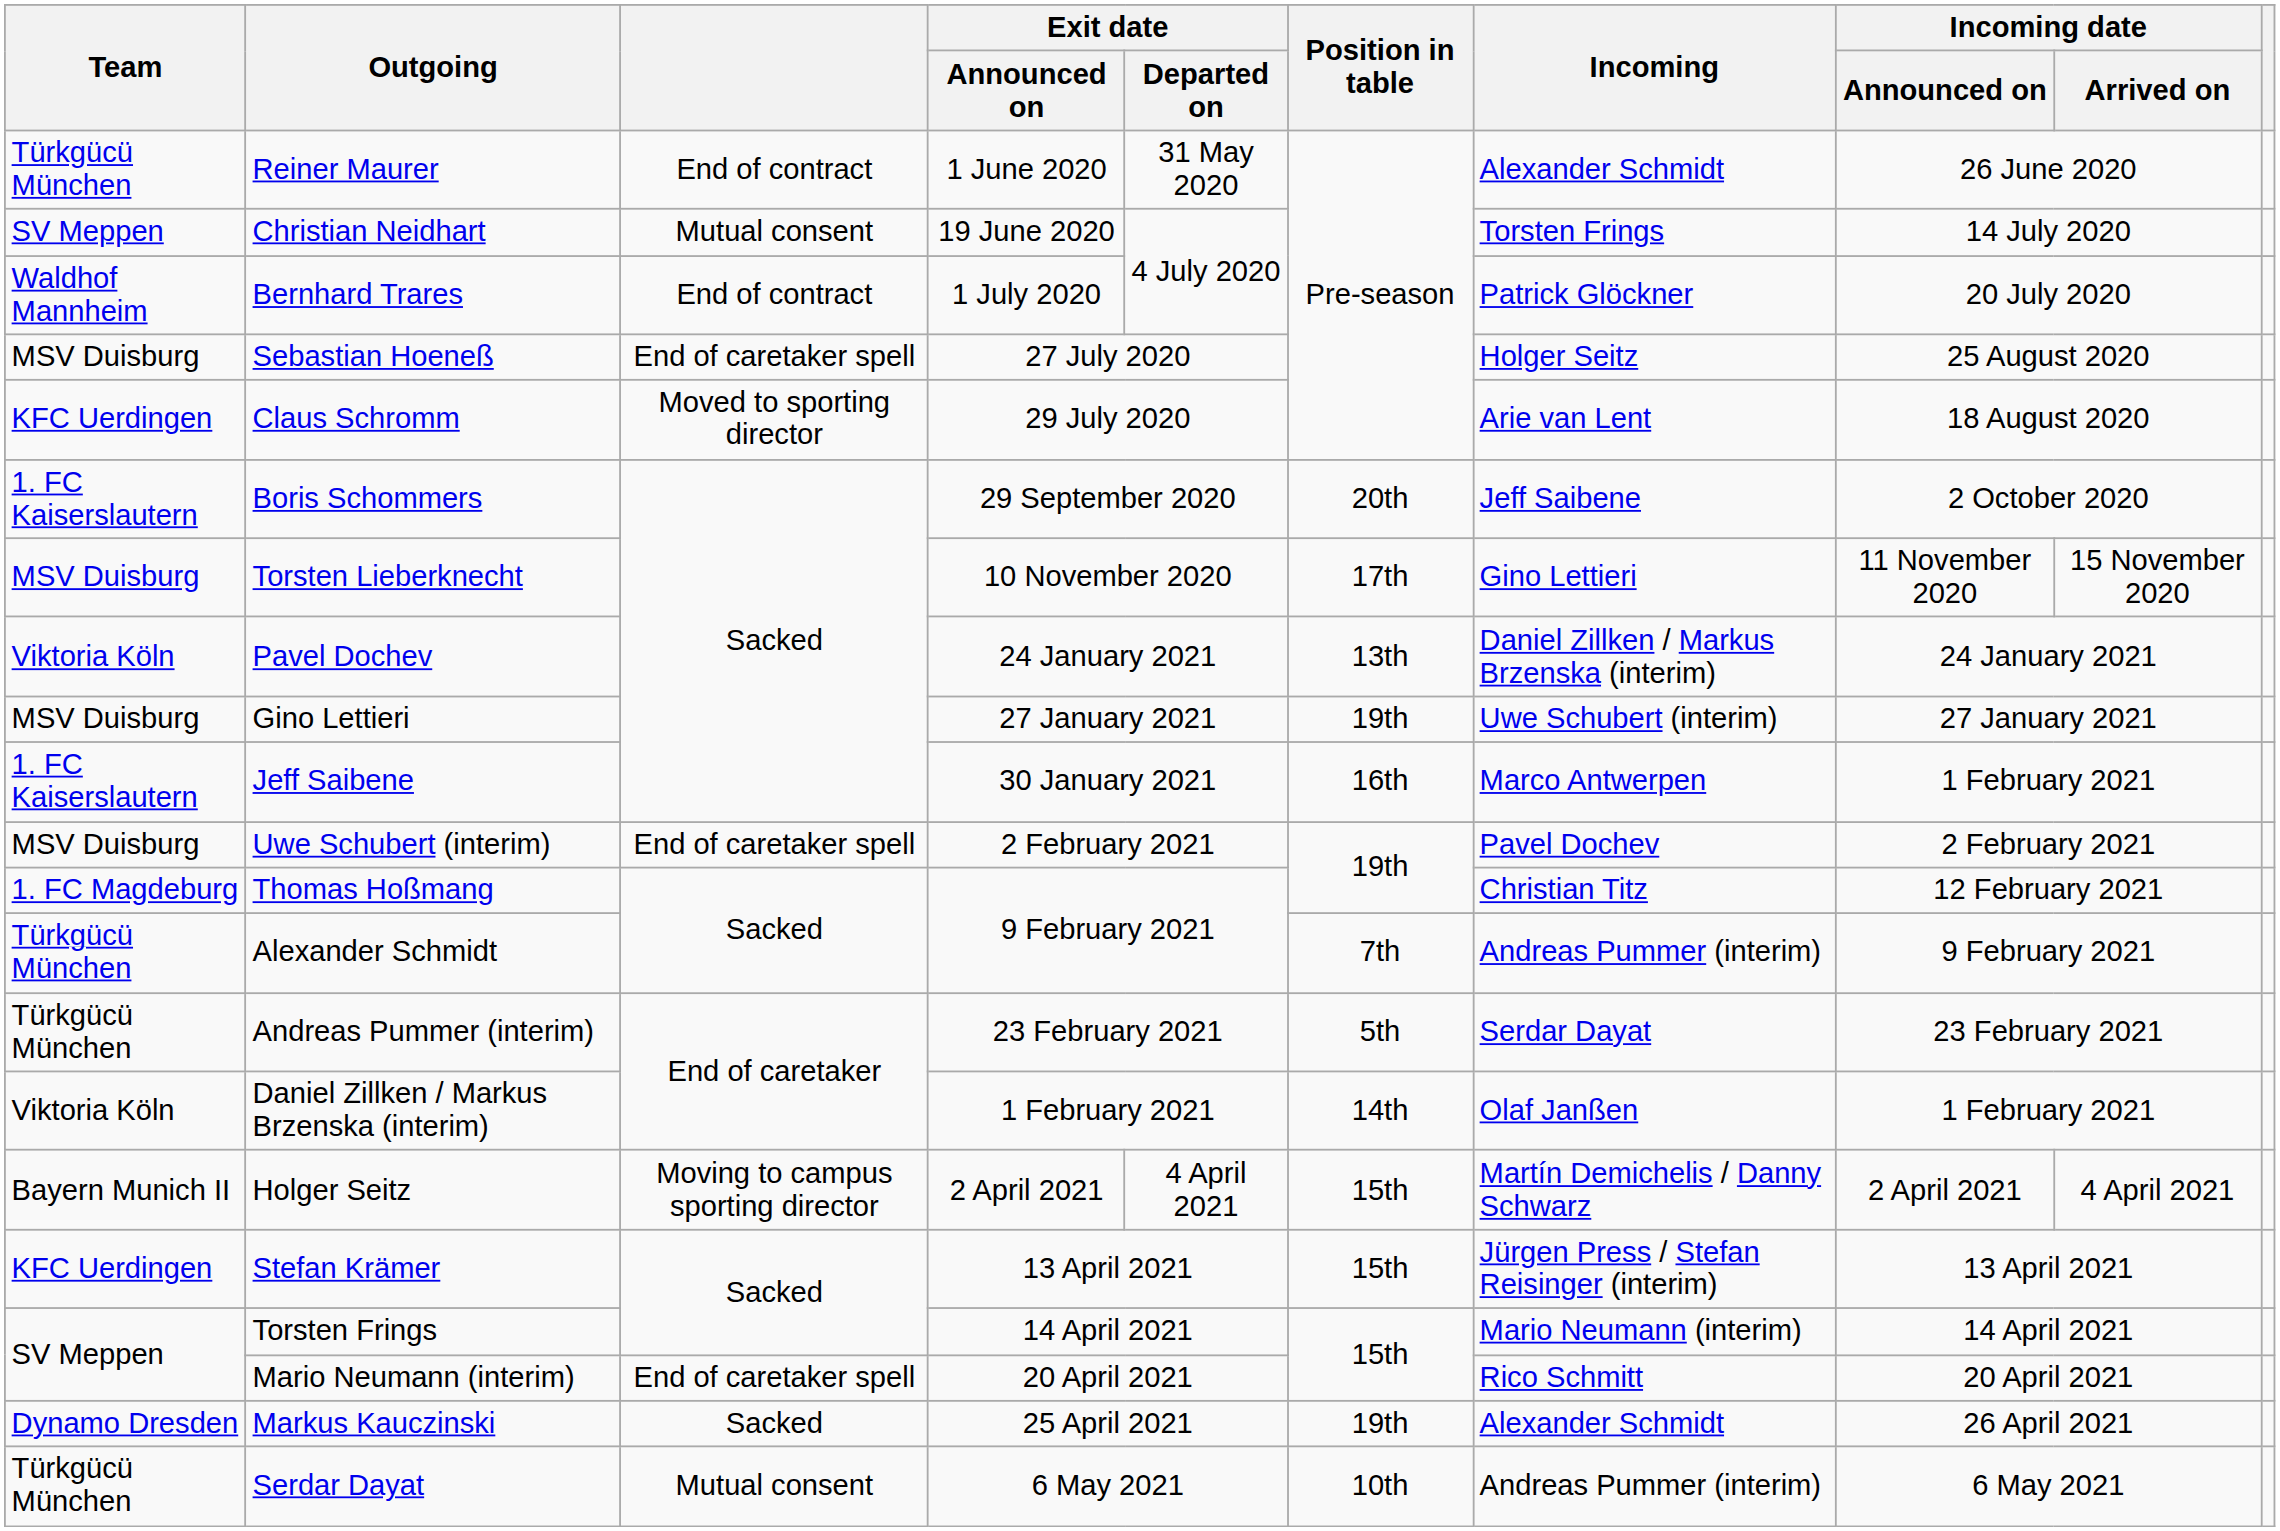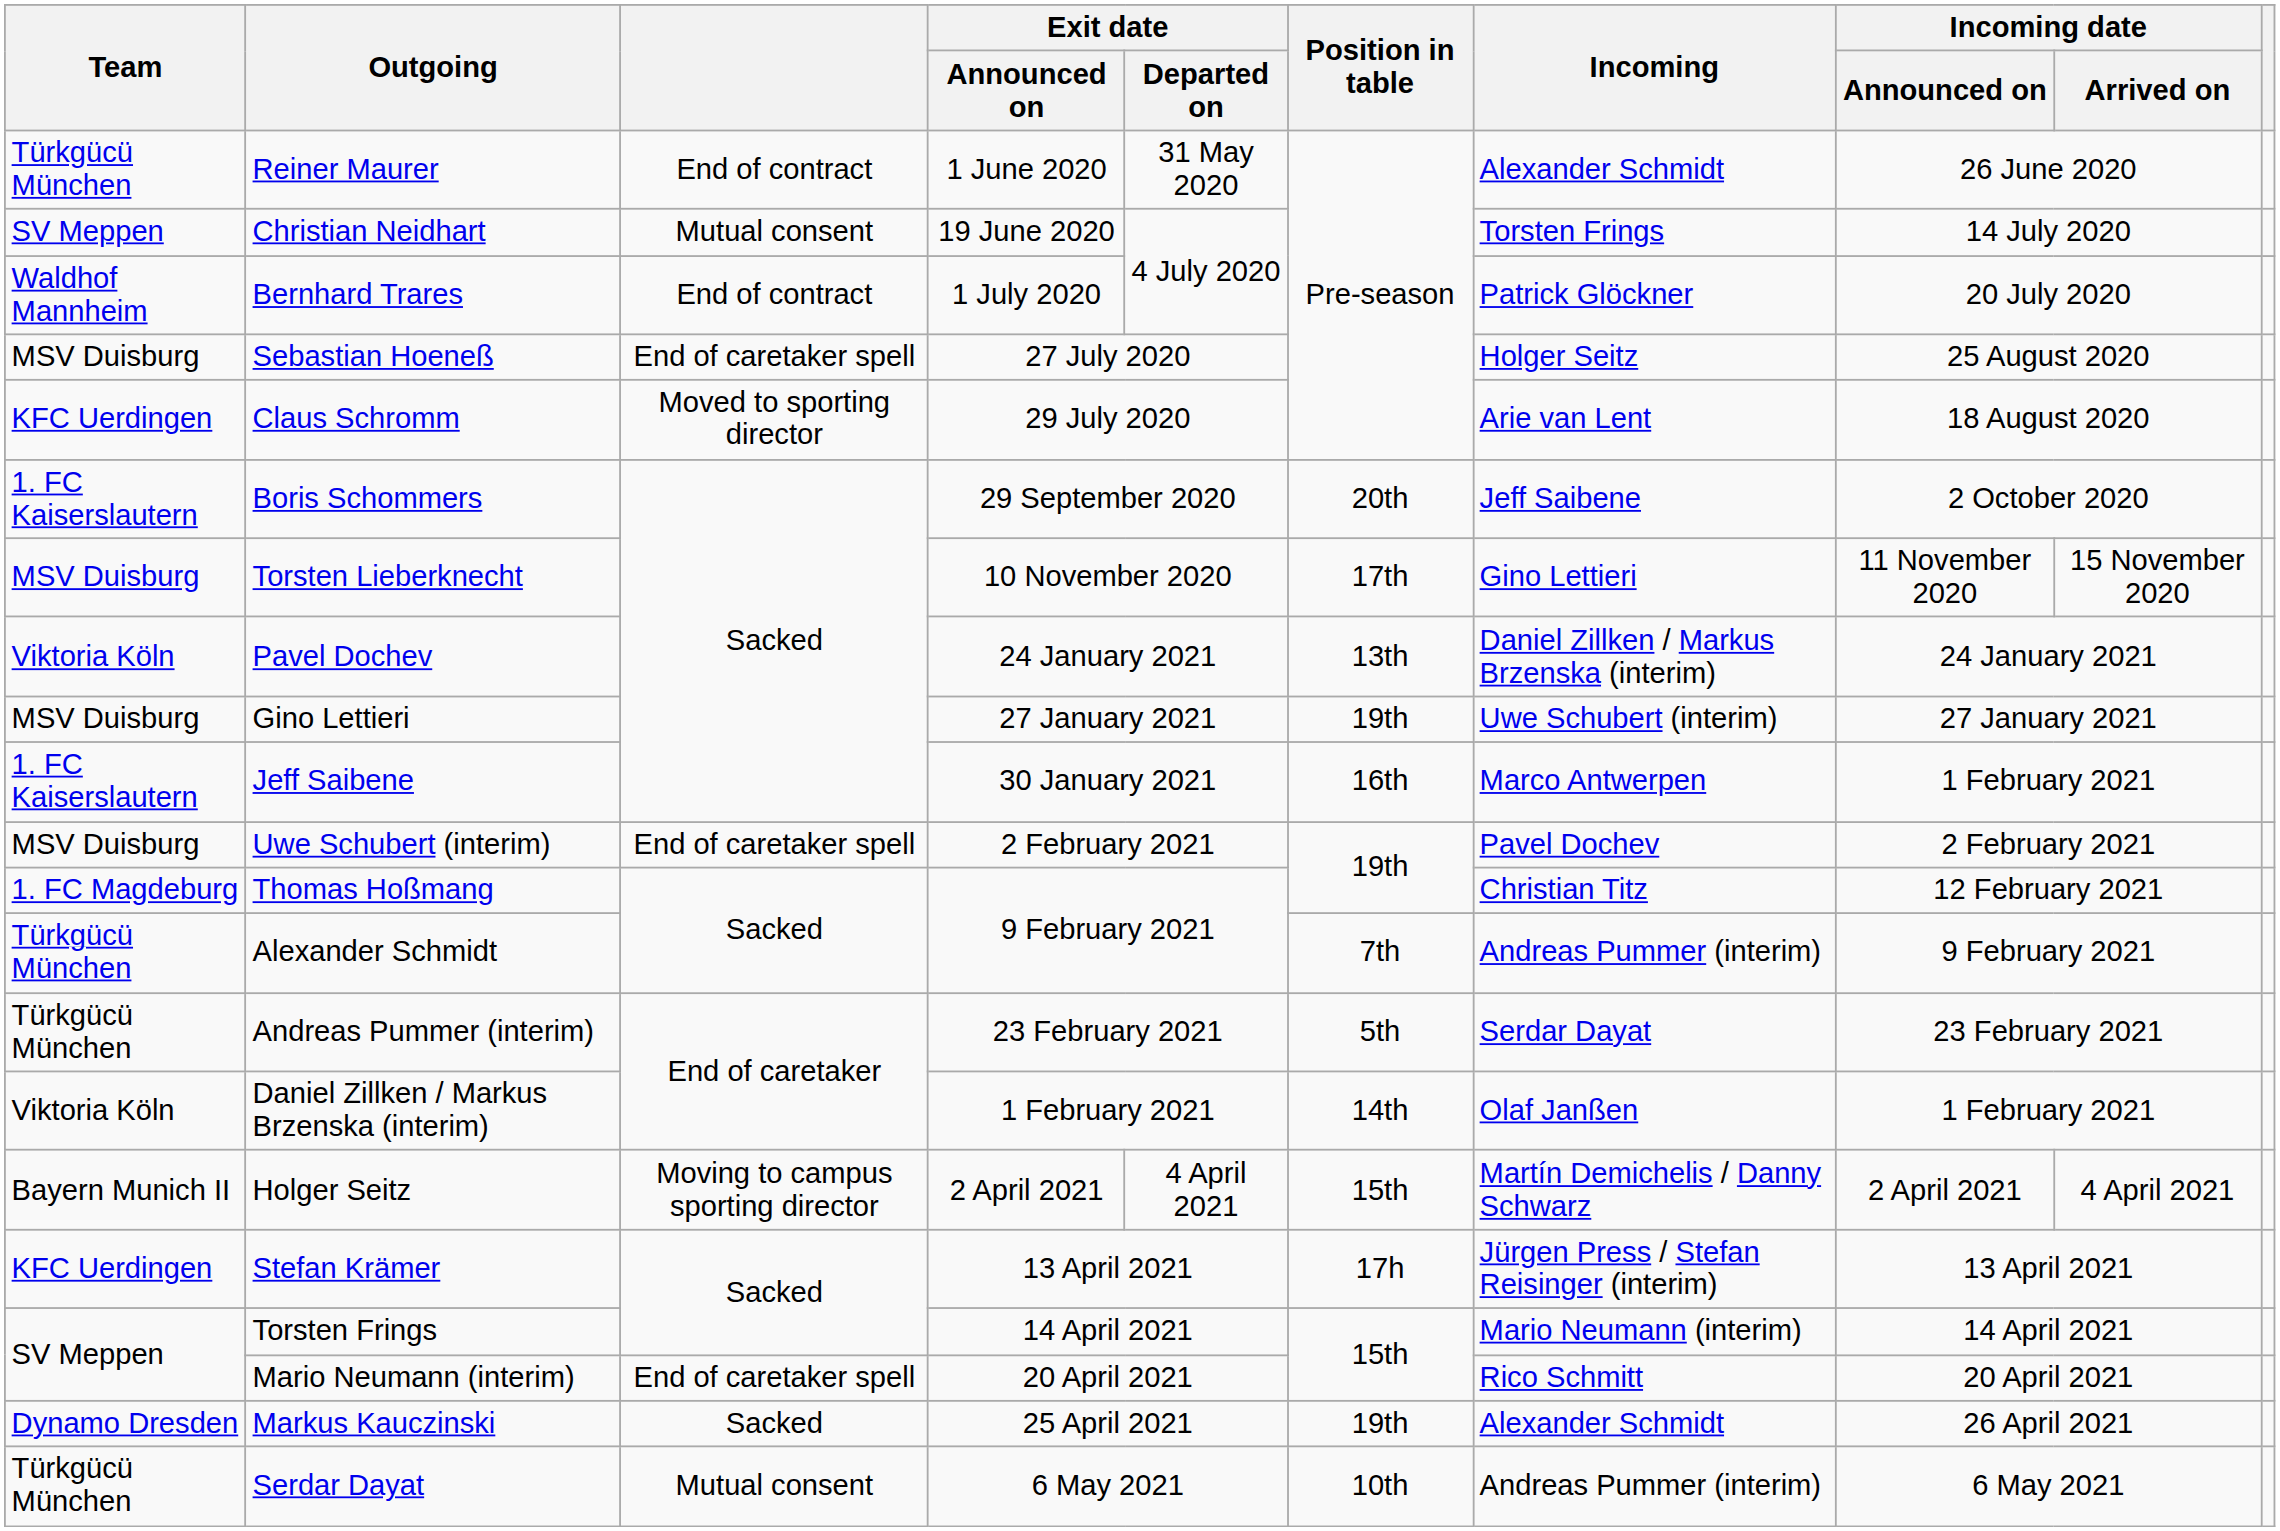(1380, 1268) 15th -> (1380, 1268) 17h
